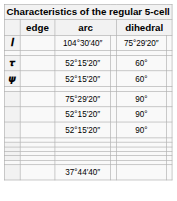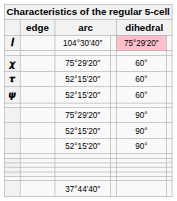(141, 43) no background -> (141, 43) pink background
+ row: (12, 63)
